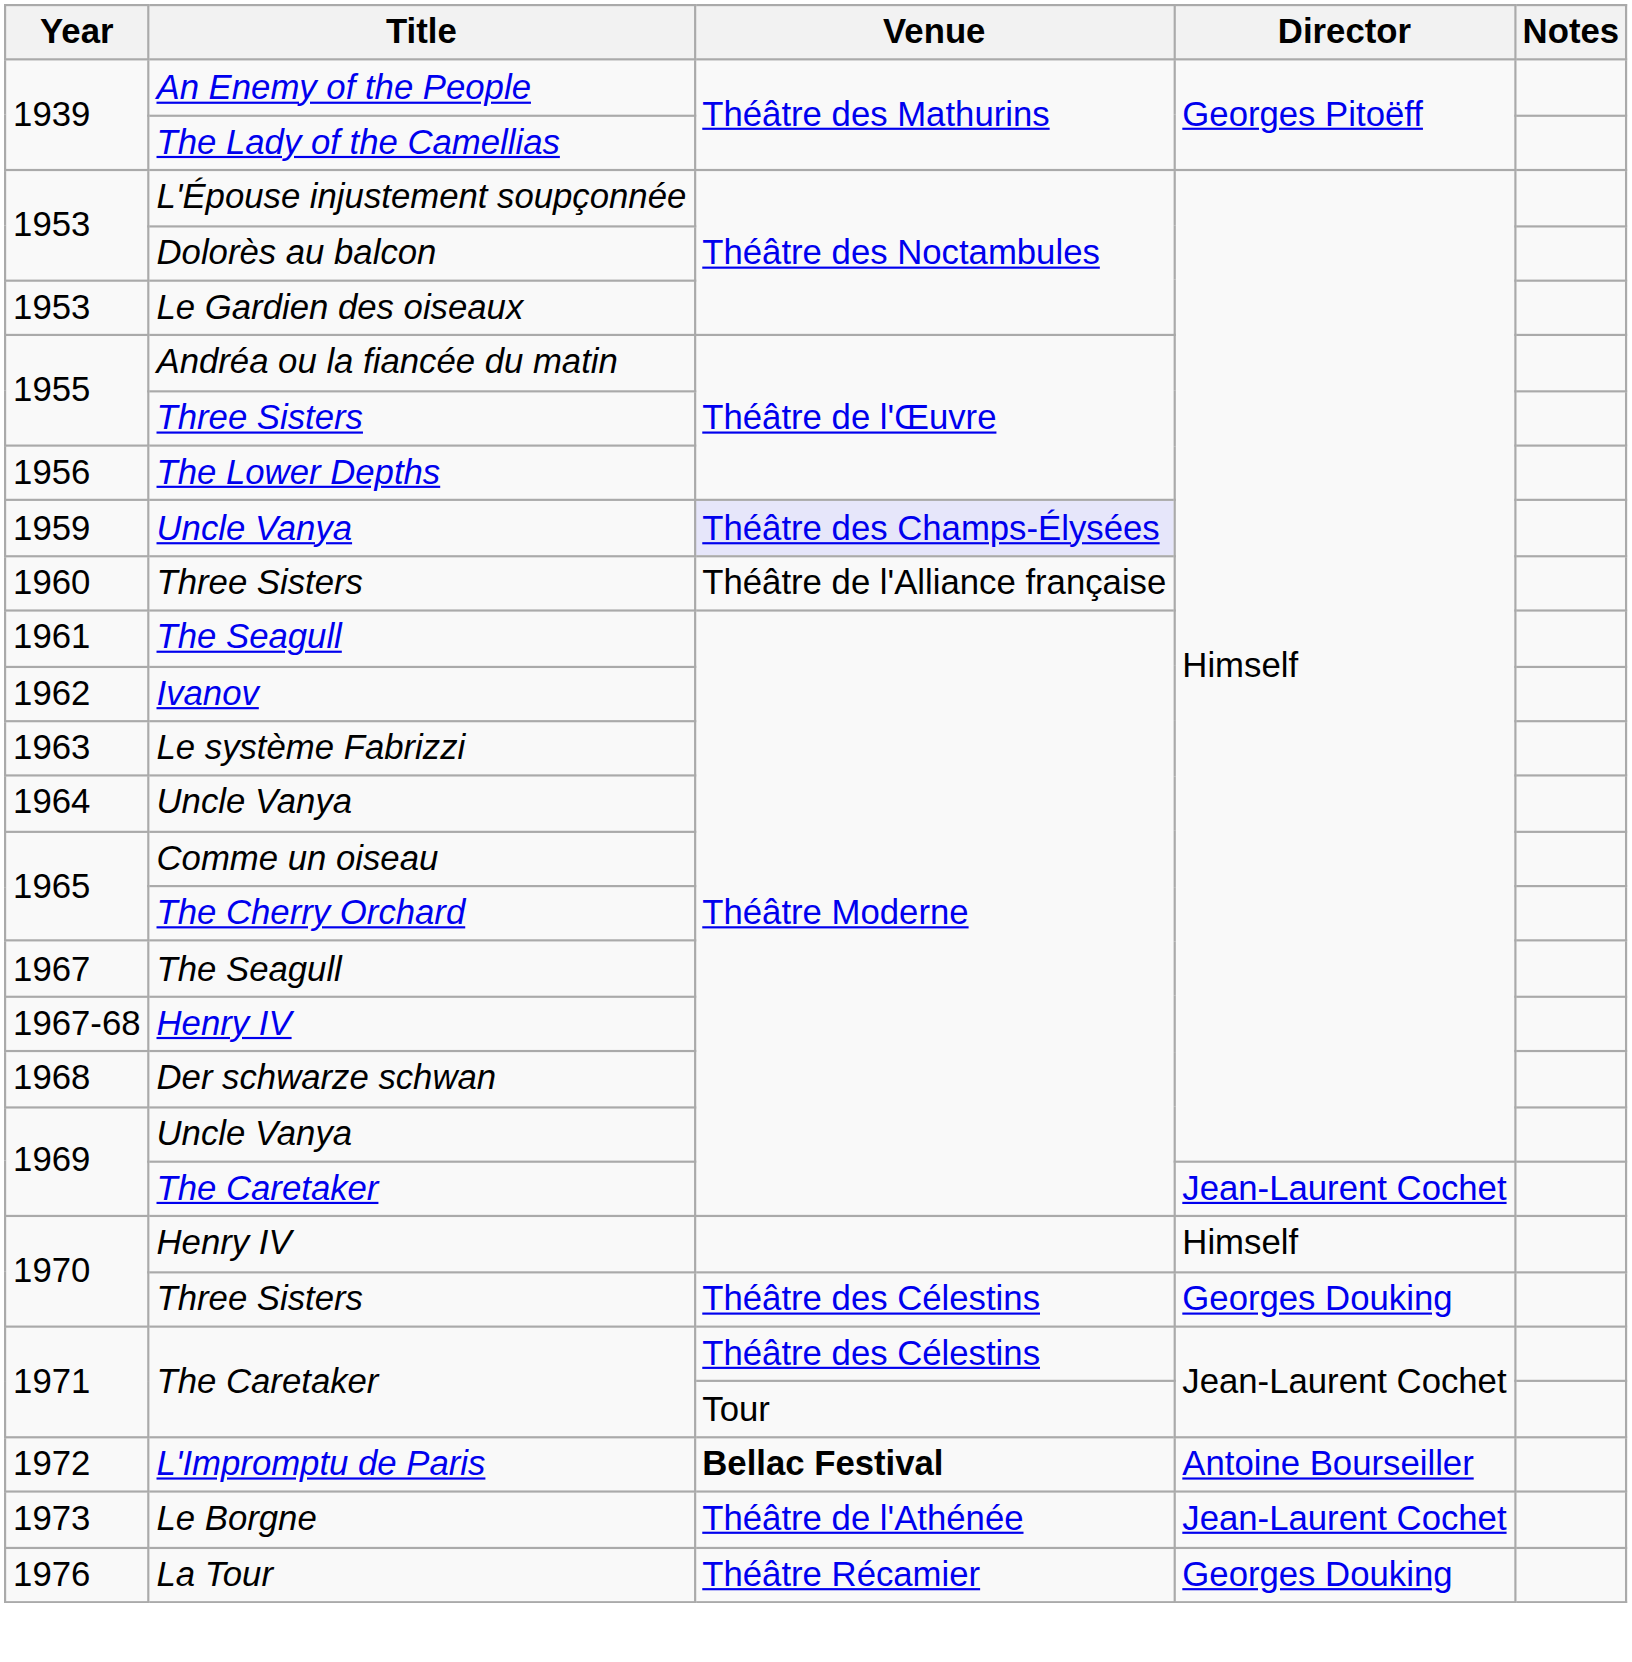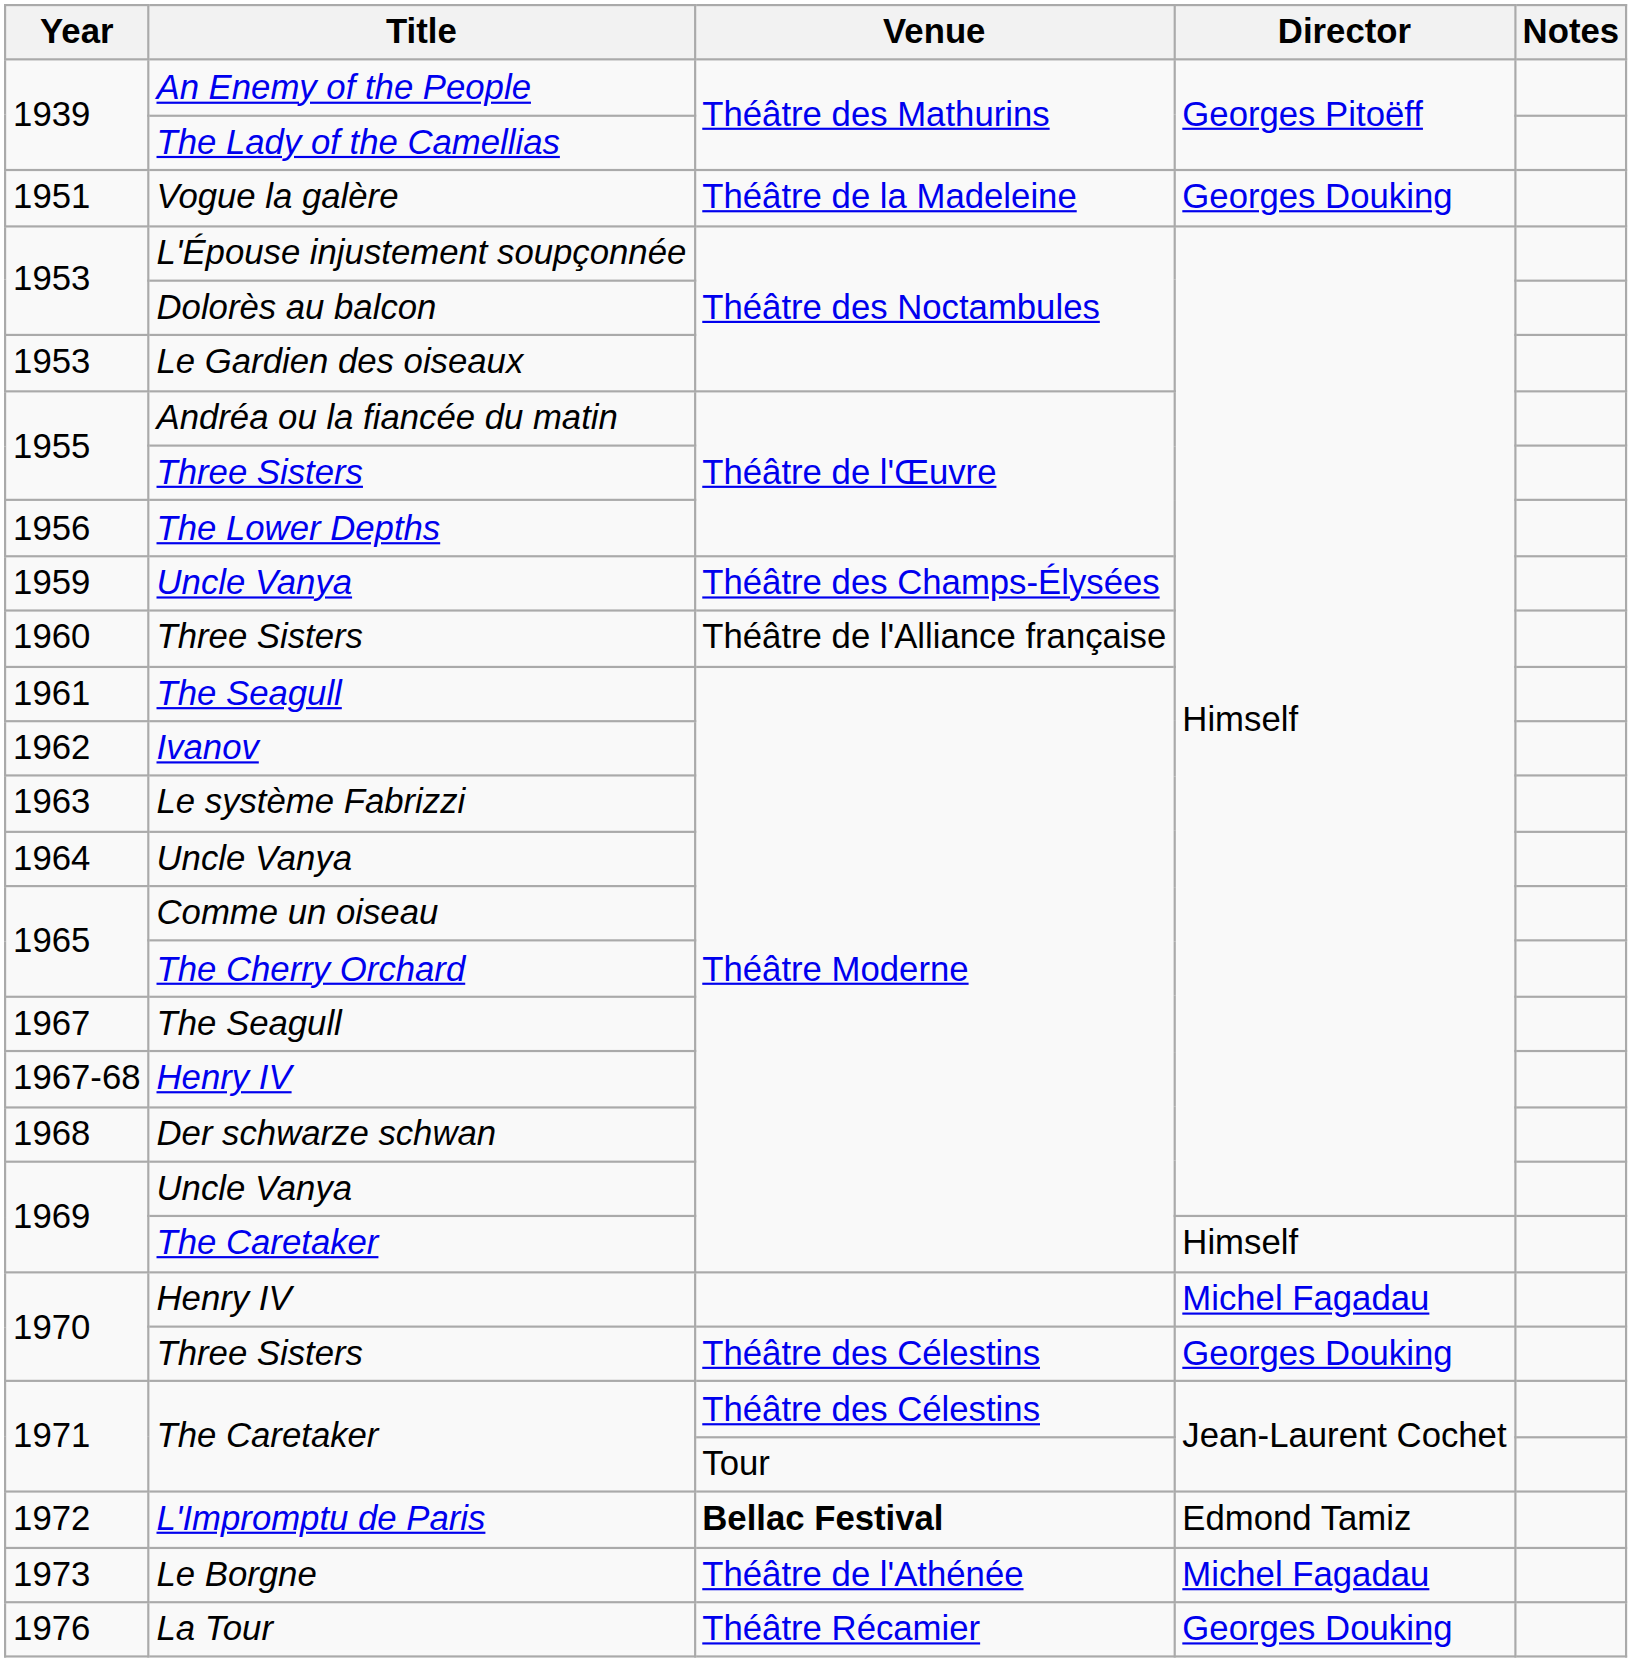+ row: (52, 197)
(931, 527) lavender background -> (931, 582) no background
(1344, 1188) Jean-Laurent Cochet -> (1240, 1243) Himself
(1240, 1243) Himself -> (1306, 1298) Michel Fagadau
(1328, 1463) Antoine Bourseiller -> (1297, 1518) Edmond Tamiz
(1344, 1518) Jean-Laurent Cochet -> (1306, 1573) Michel Fagadau
